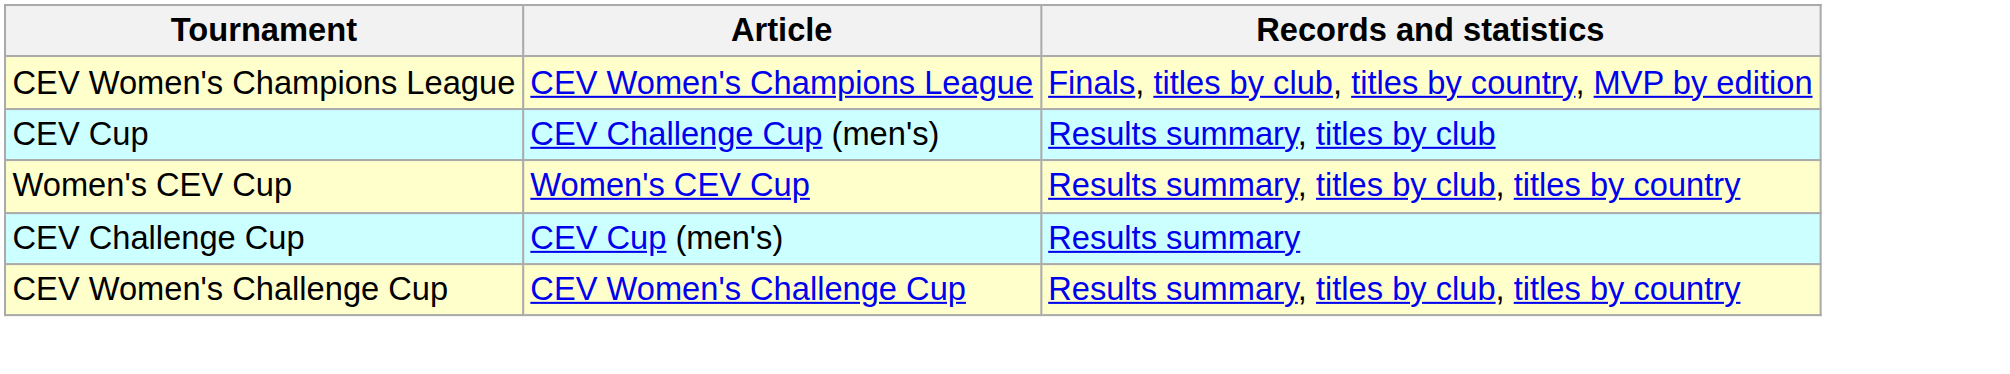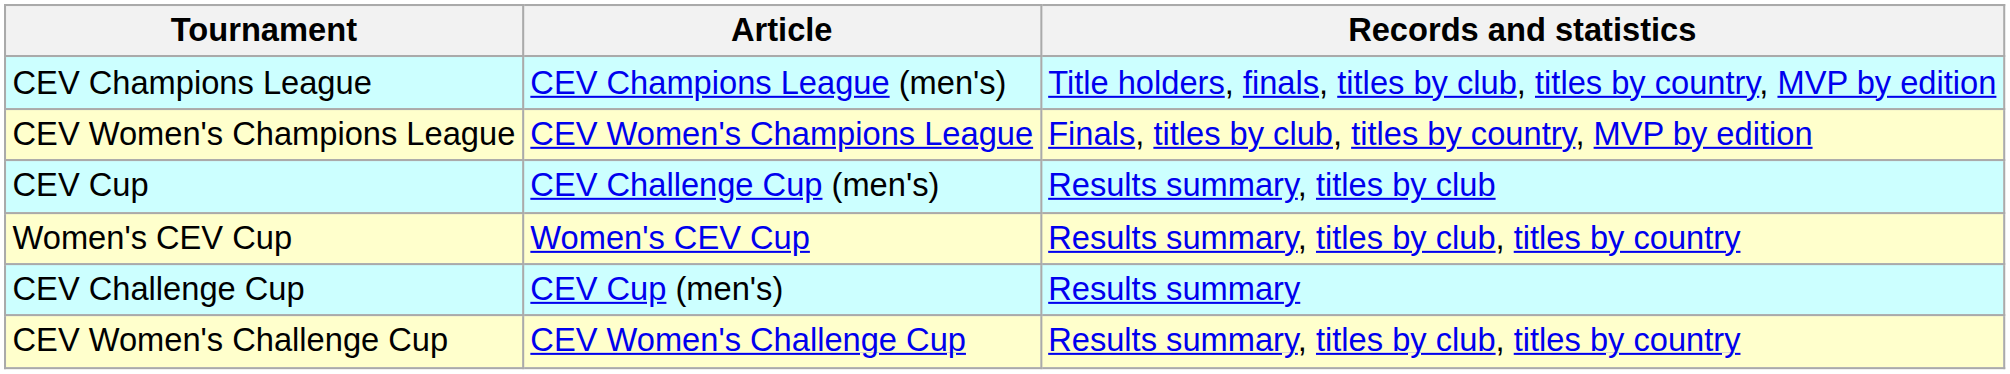+ row: (192, 82)
